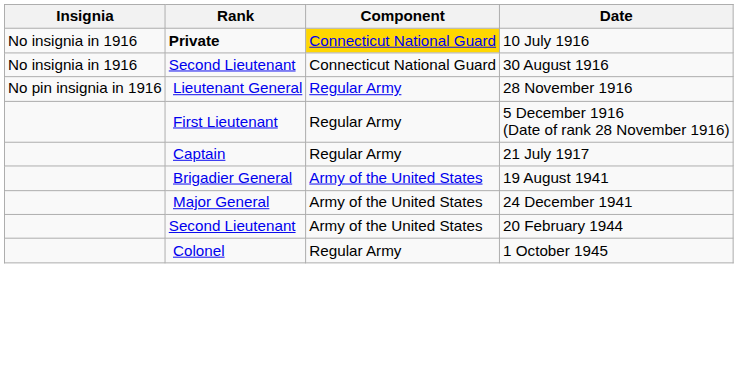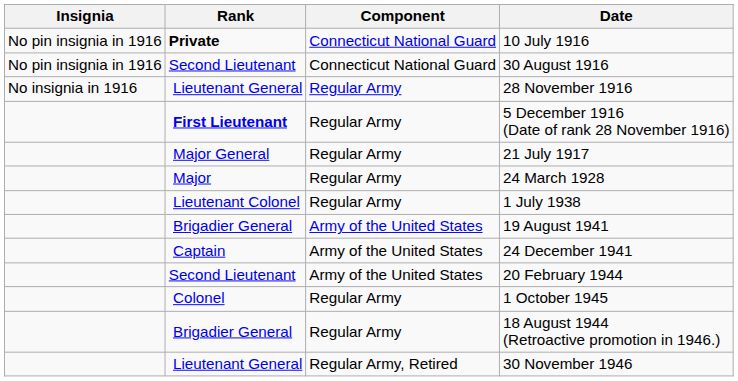(73, 40) No insignia in 1916 -> (85, 40) No pin insignia in 1916
(403, 40) gold background -> (403, 40) no background
(73, 64) No insignia in 1916 -> (85, 64) No pin insignia in 1916
(85, 88) No pin insignia in 1916 -> (73, 88) No insignia in 1916
(223, 121) normal -> (228, 121) bold
(197, 154) Captain -> (219, 154) Major General
+ row: (554, 178)
+ row: (542, 202)
(219, 202) Major General -> (197, 250) Captain
+ row: (612, 331)
+ row: (568, 364)
